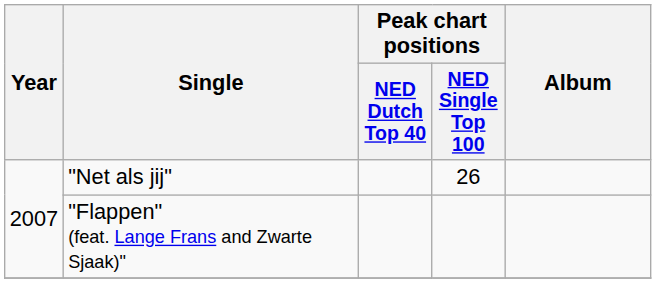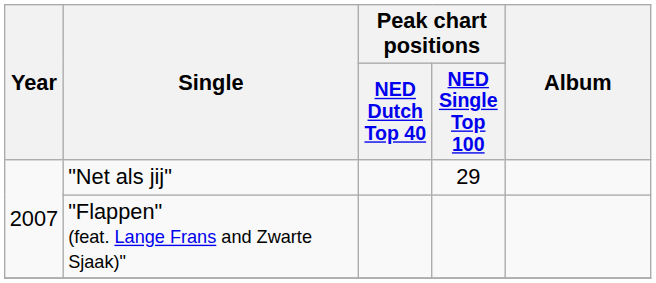(468, 176) 26 -> (468, 176) 29
